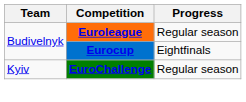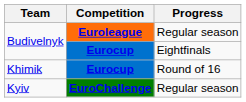+ row: (25, 69)
